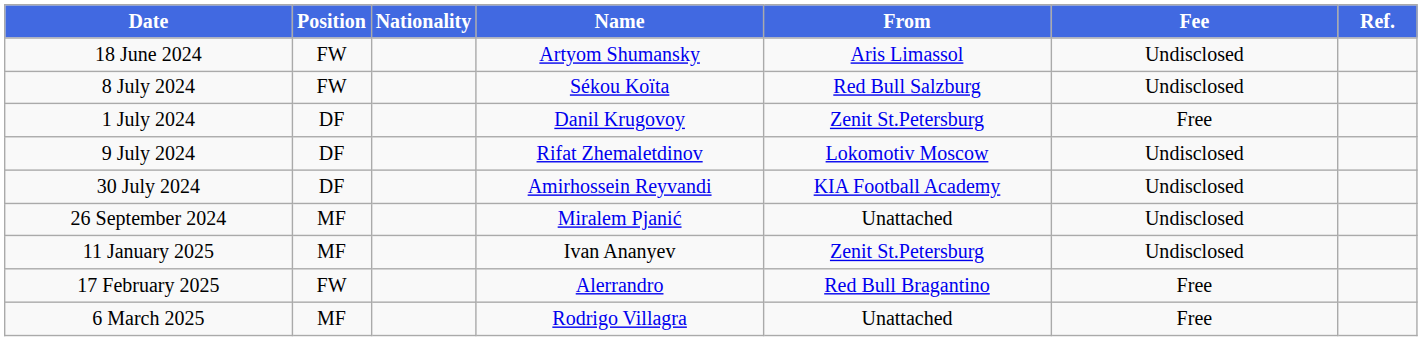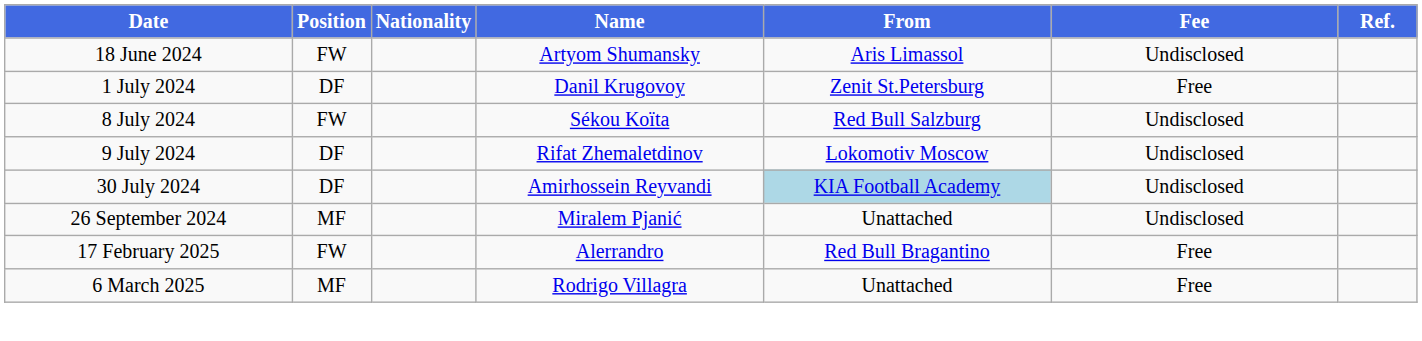rows swapped: (148, 120) <-> (148, 87)
(907, 186) no background -> (907, 186) lightblue background
- row: (148, 252)
